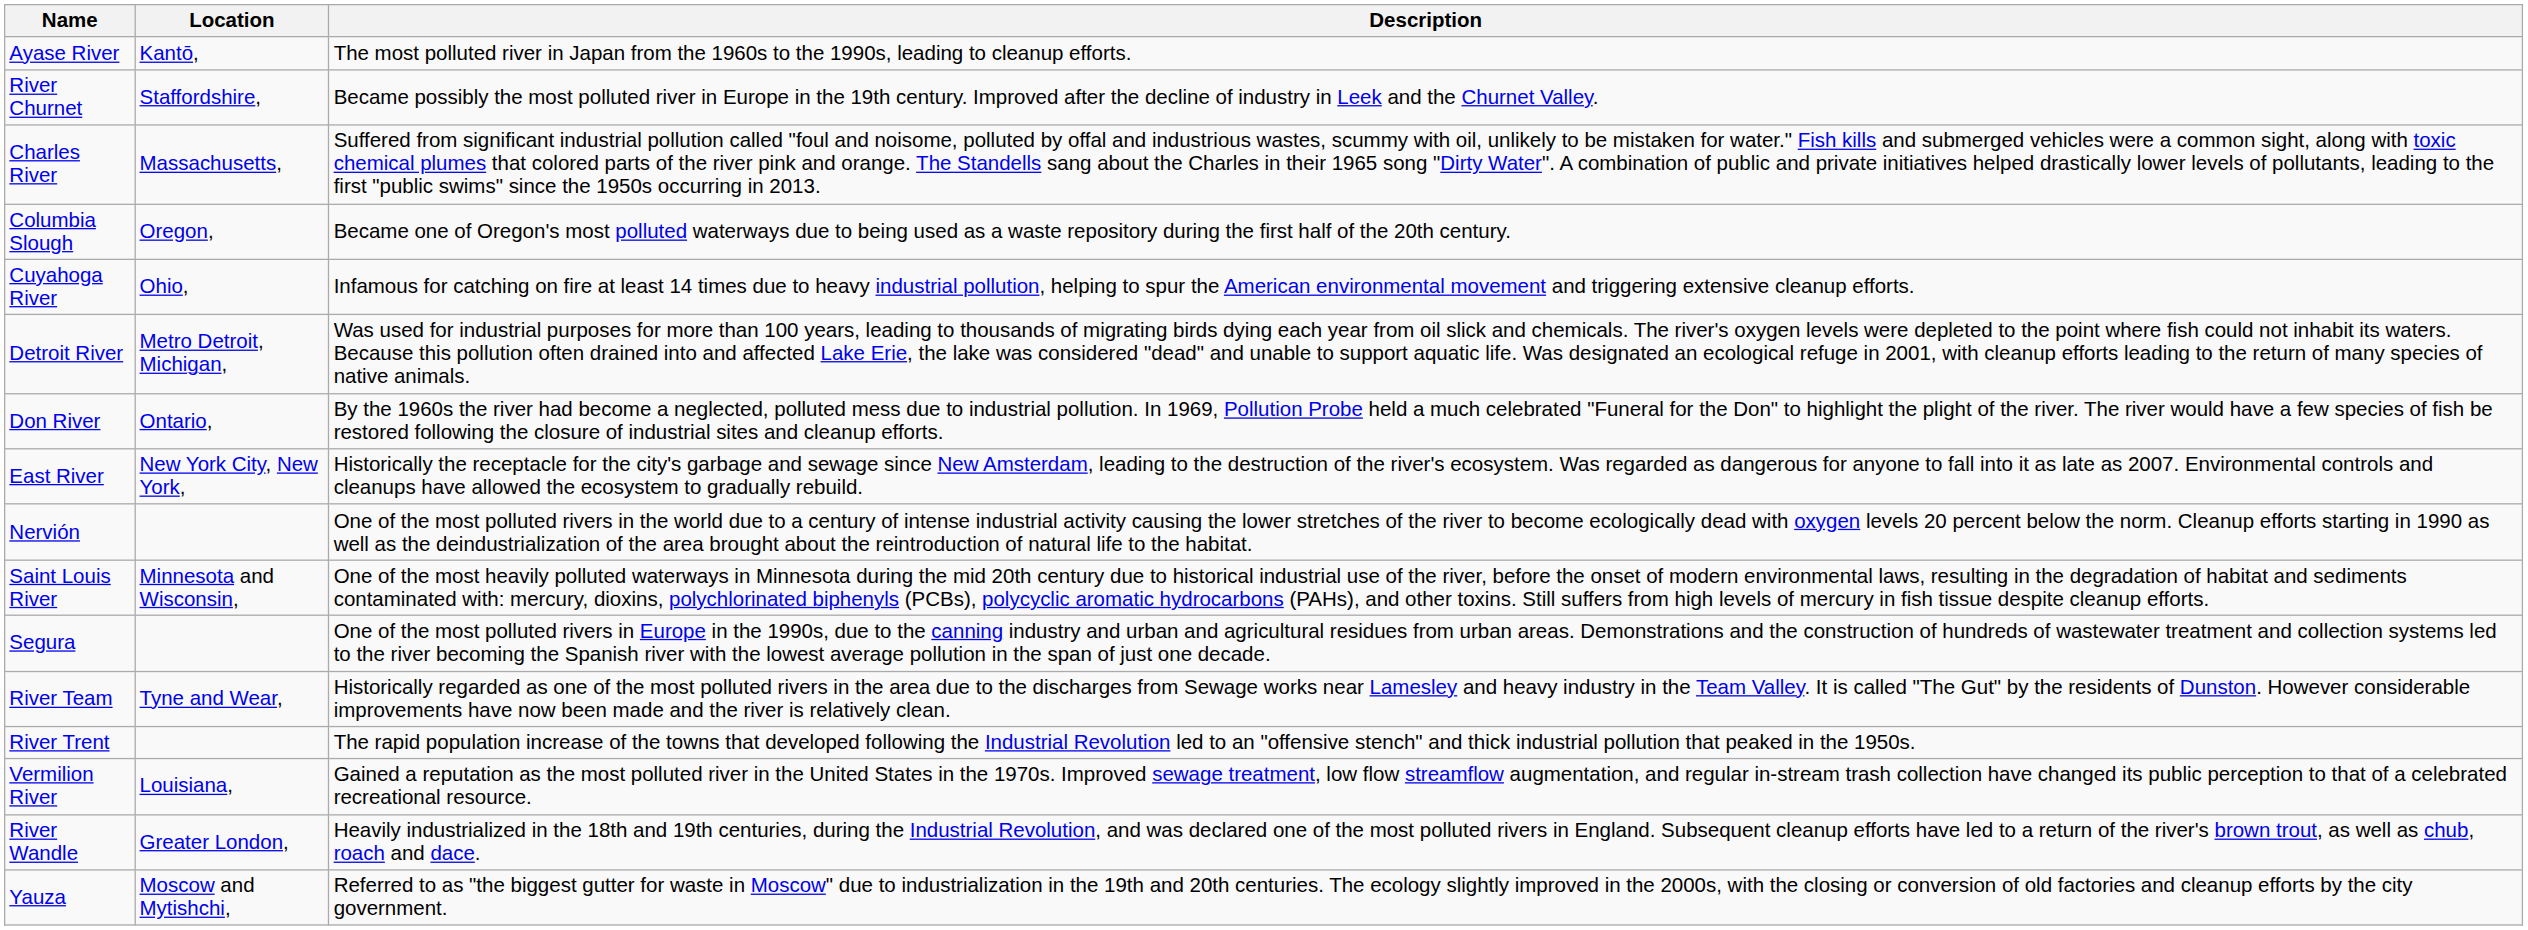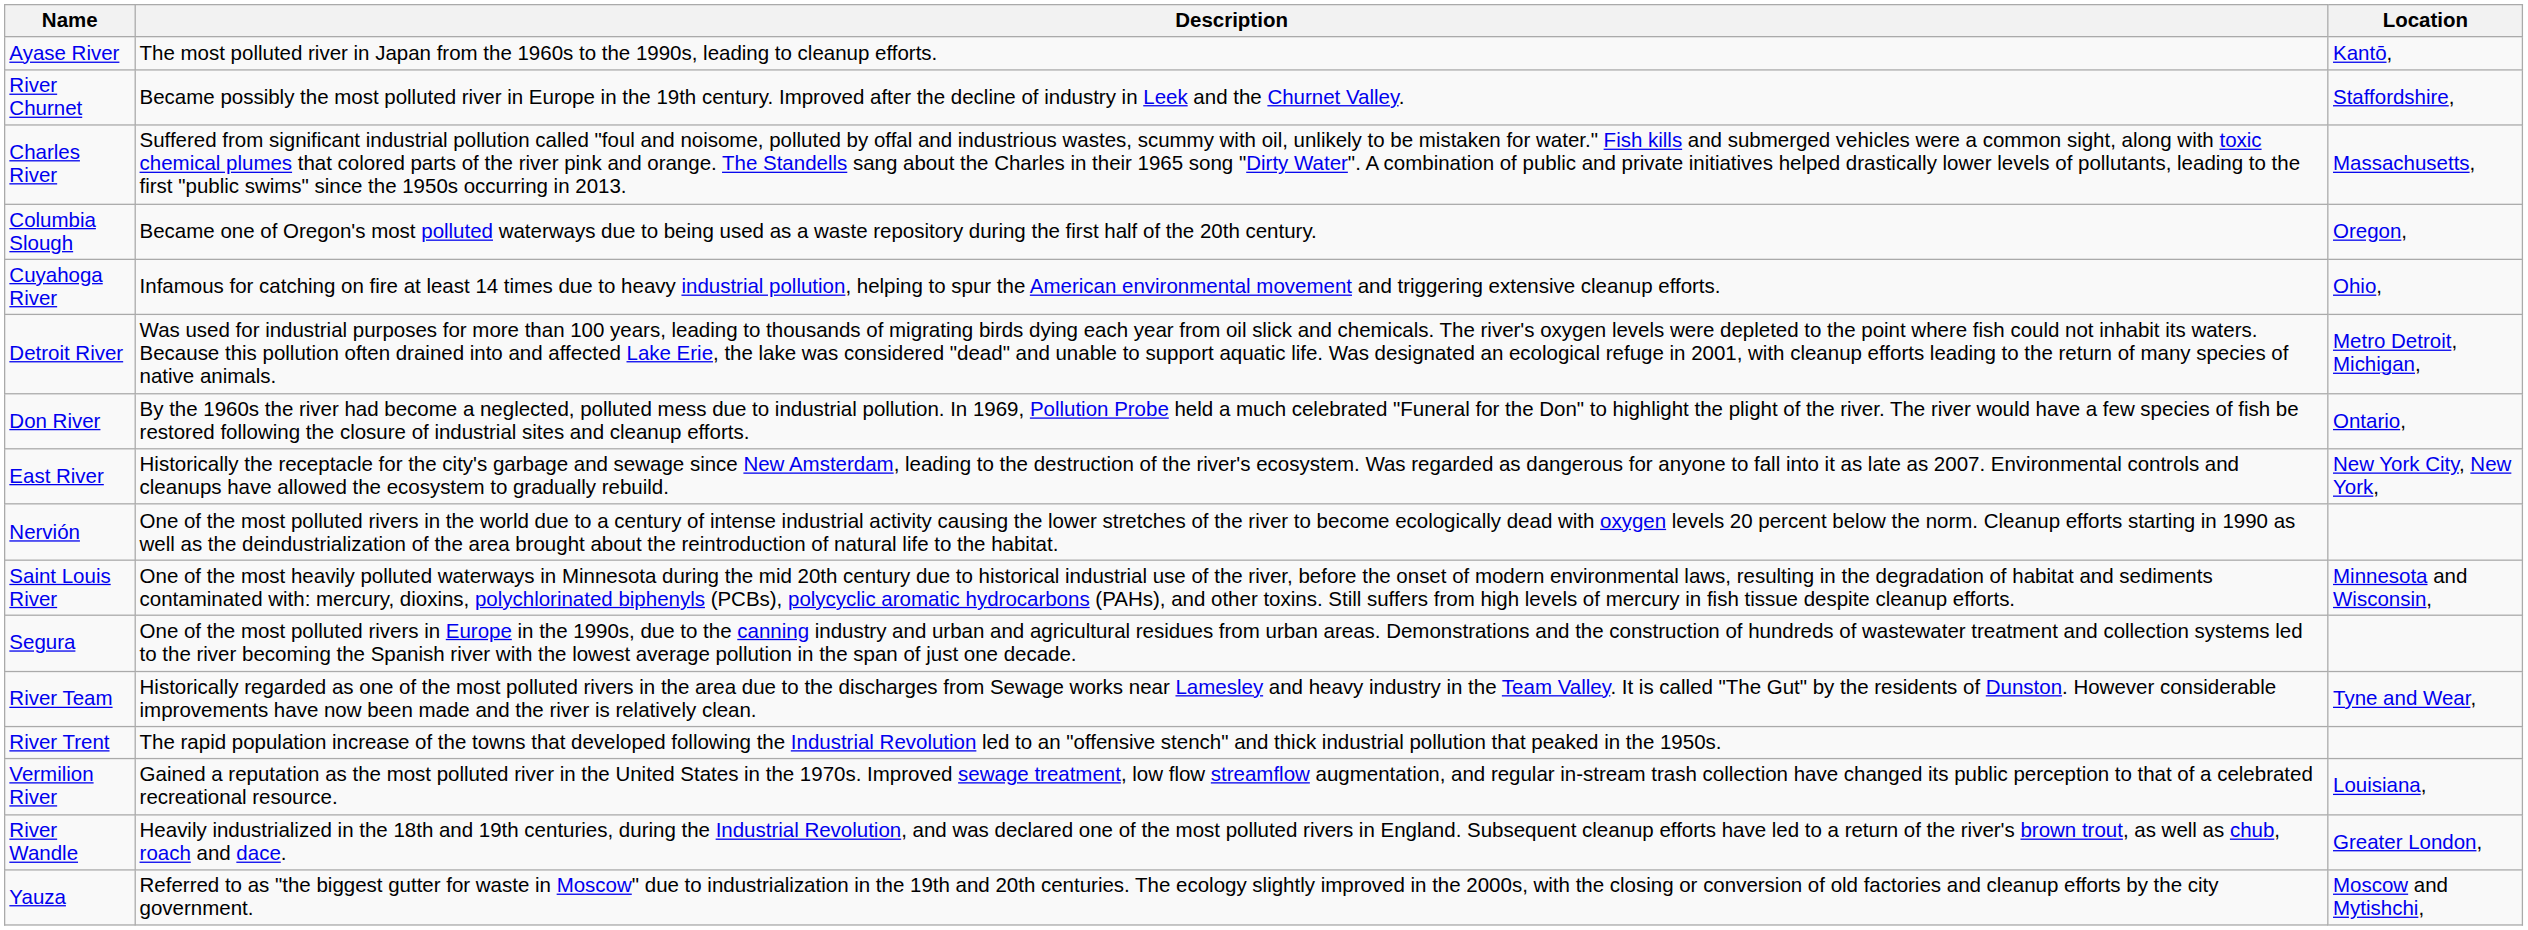columns swapped: (232, 20) <-> (1426, 20)
